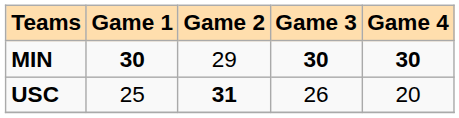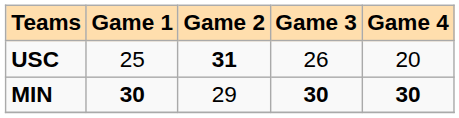rows swapped: (32, 58) <-> (35, 94)
